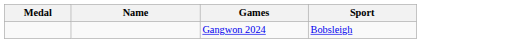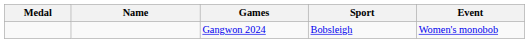+ column: (470, 13)
